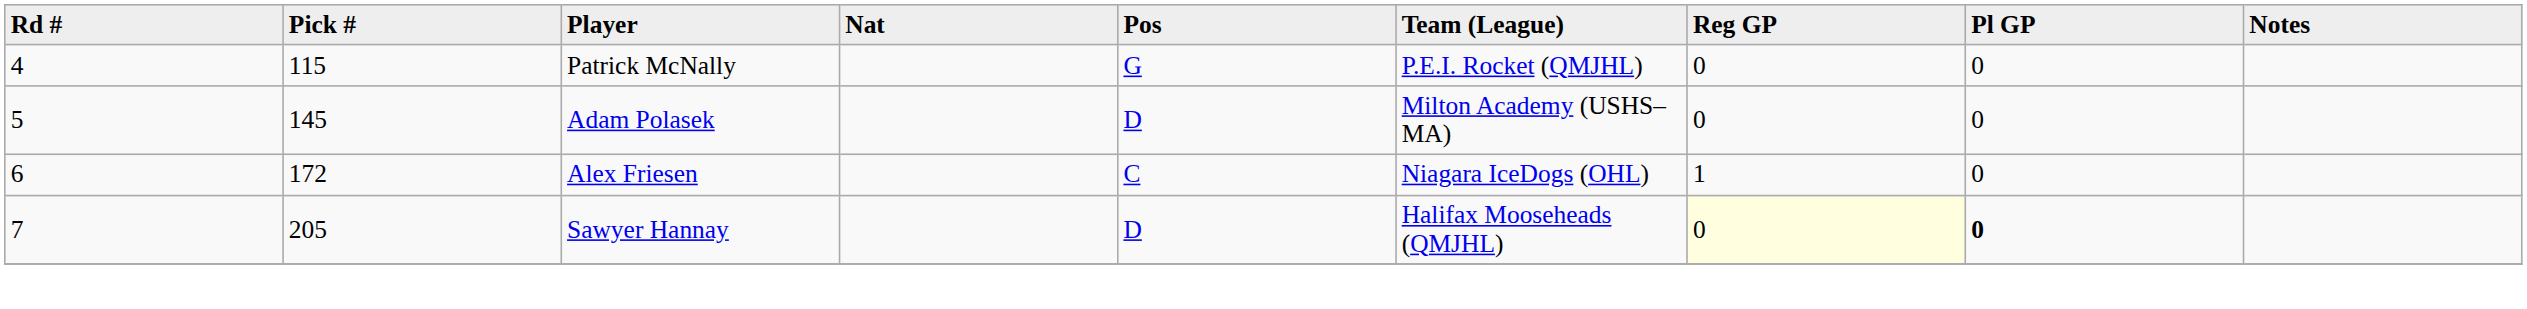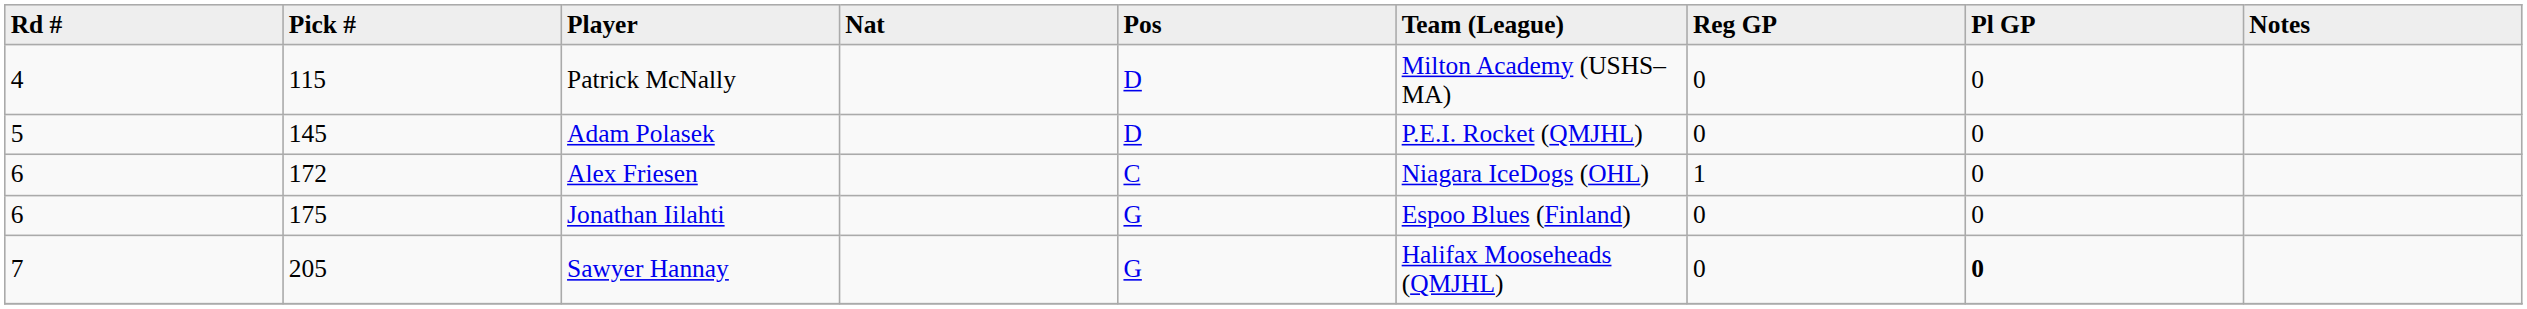(1133, 65) G -> (1133, 79) D
(1522, 65) P.E.I. Rocket (QMJHL) -> (1534, 79) Milton Academy (USHS–MA)
(1534, 119) Milton Academy (USHS–MA) -> (1522, 133) P.E.I. Rocket (QMJHL)
+ row: (646, 214)
(1133, 228) D -> (1133, 269) G
(1699, 228) lightyellow background -> (1699, 269) no background
